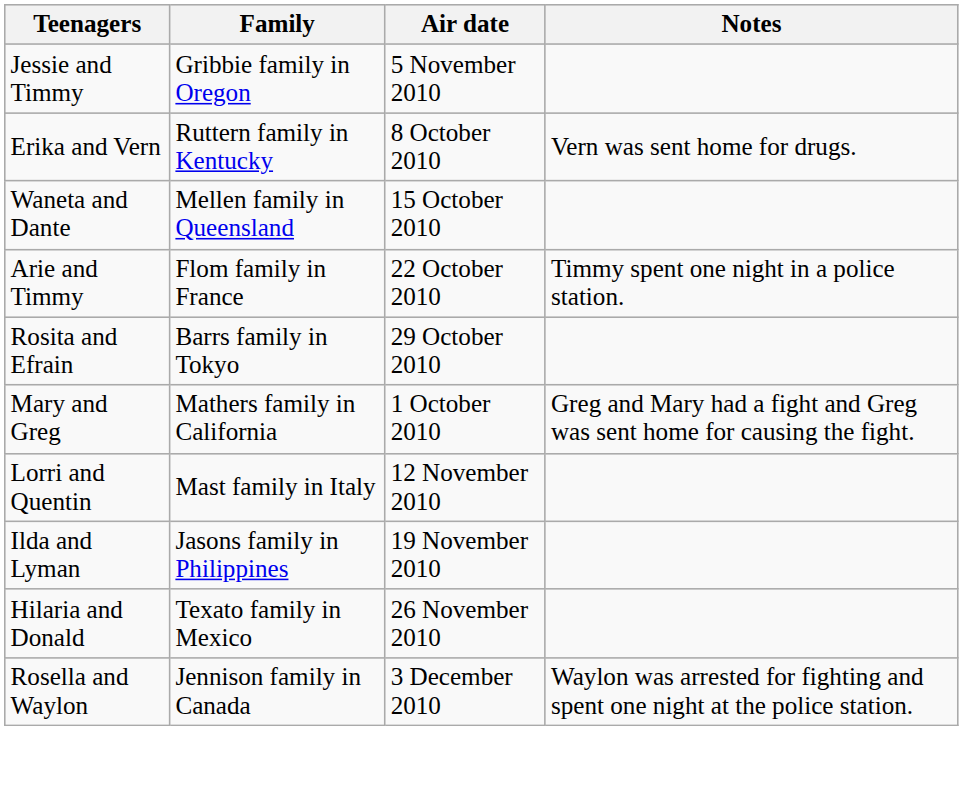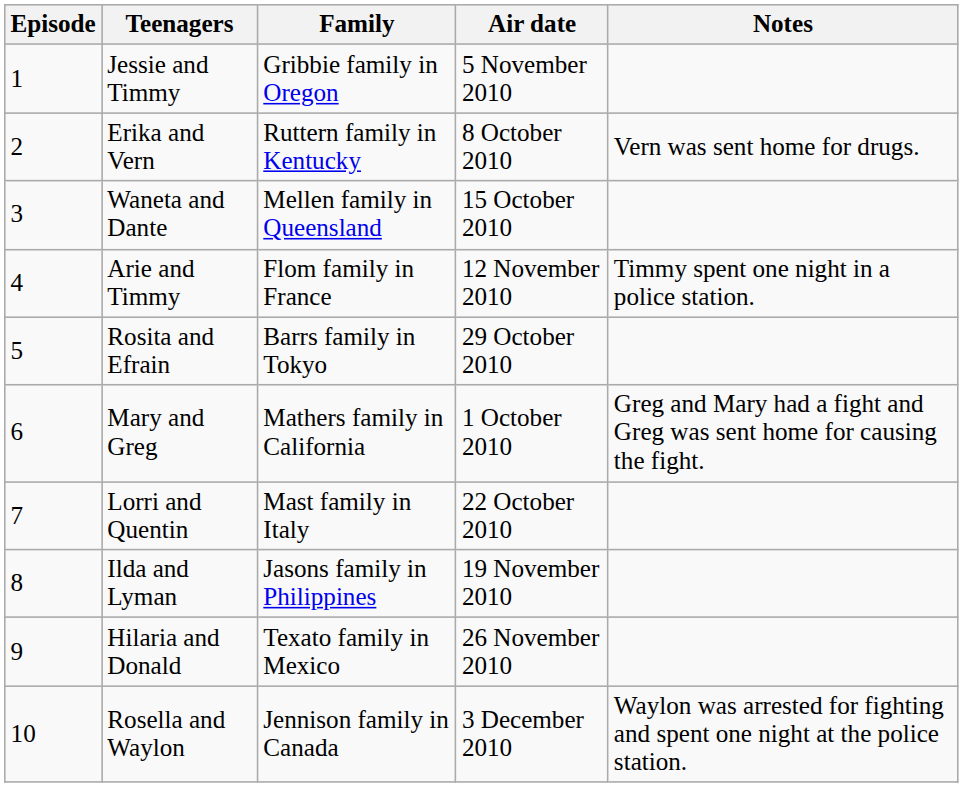+ column: (53, 24)
(447, 282) 22 October 2010 -> (531, 282) 12 November 2010
(459, 486) 12 November 2010 -> (518, 515) 22 October 2010
